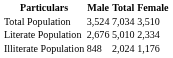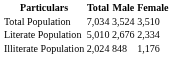columns swapped: (123, 7) <-> (98, 7)
